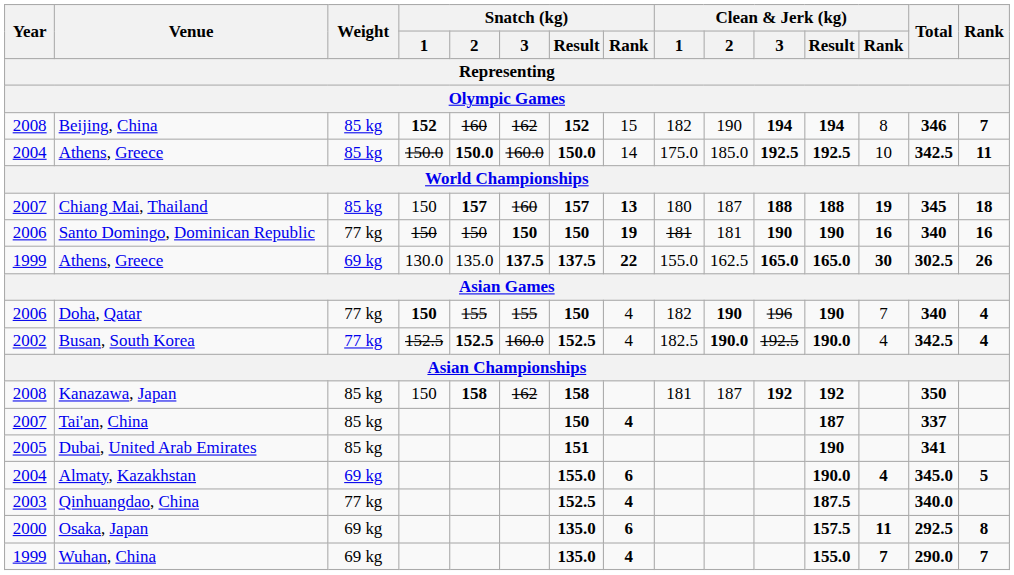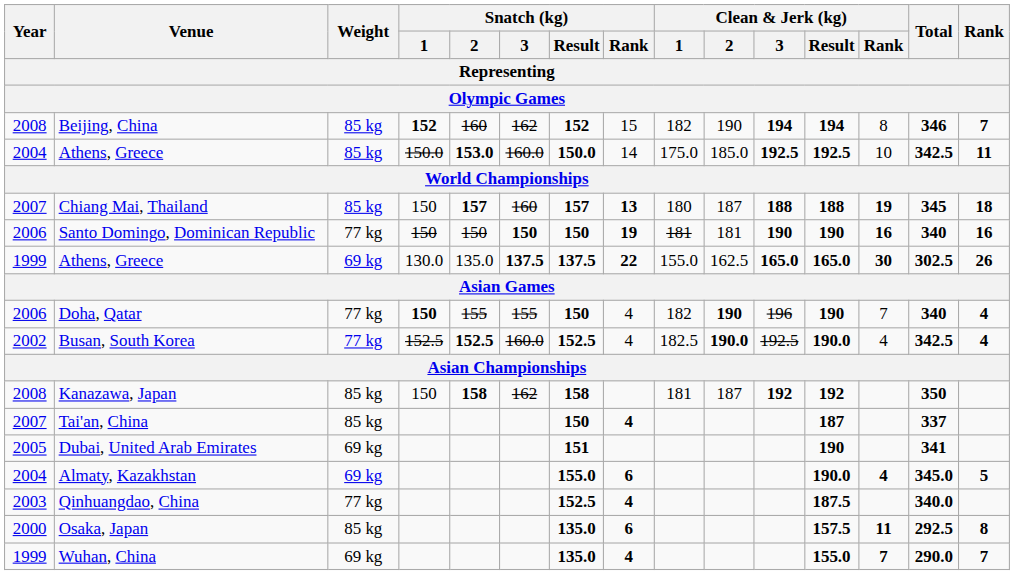(474, 152) 150.0 -> (474, 152) 153.0
(363, 448) 85 kg -> (363, 448) 69 kg
(363, 529) 69 kg -> (363, 529) 85 kg
